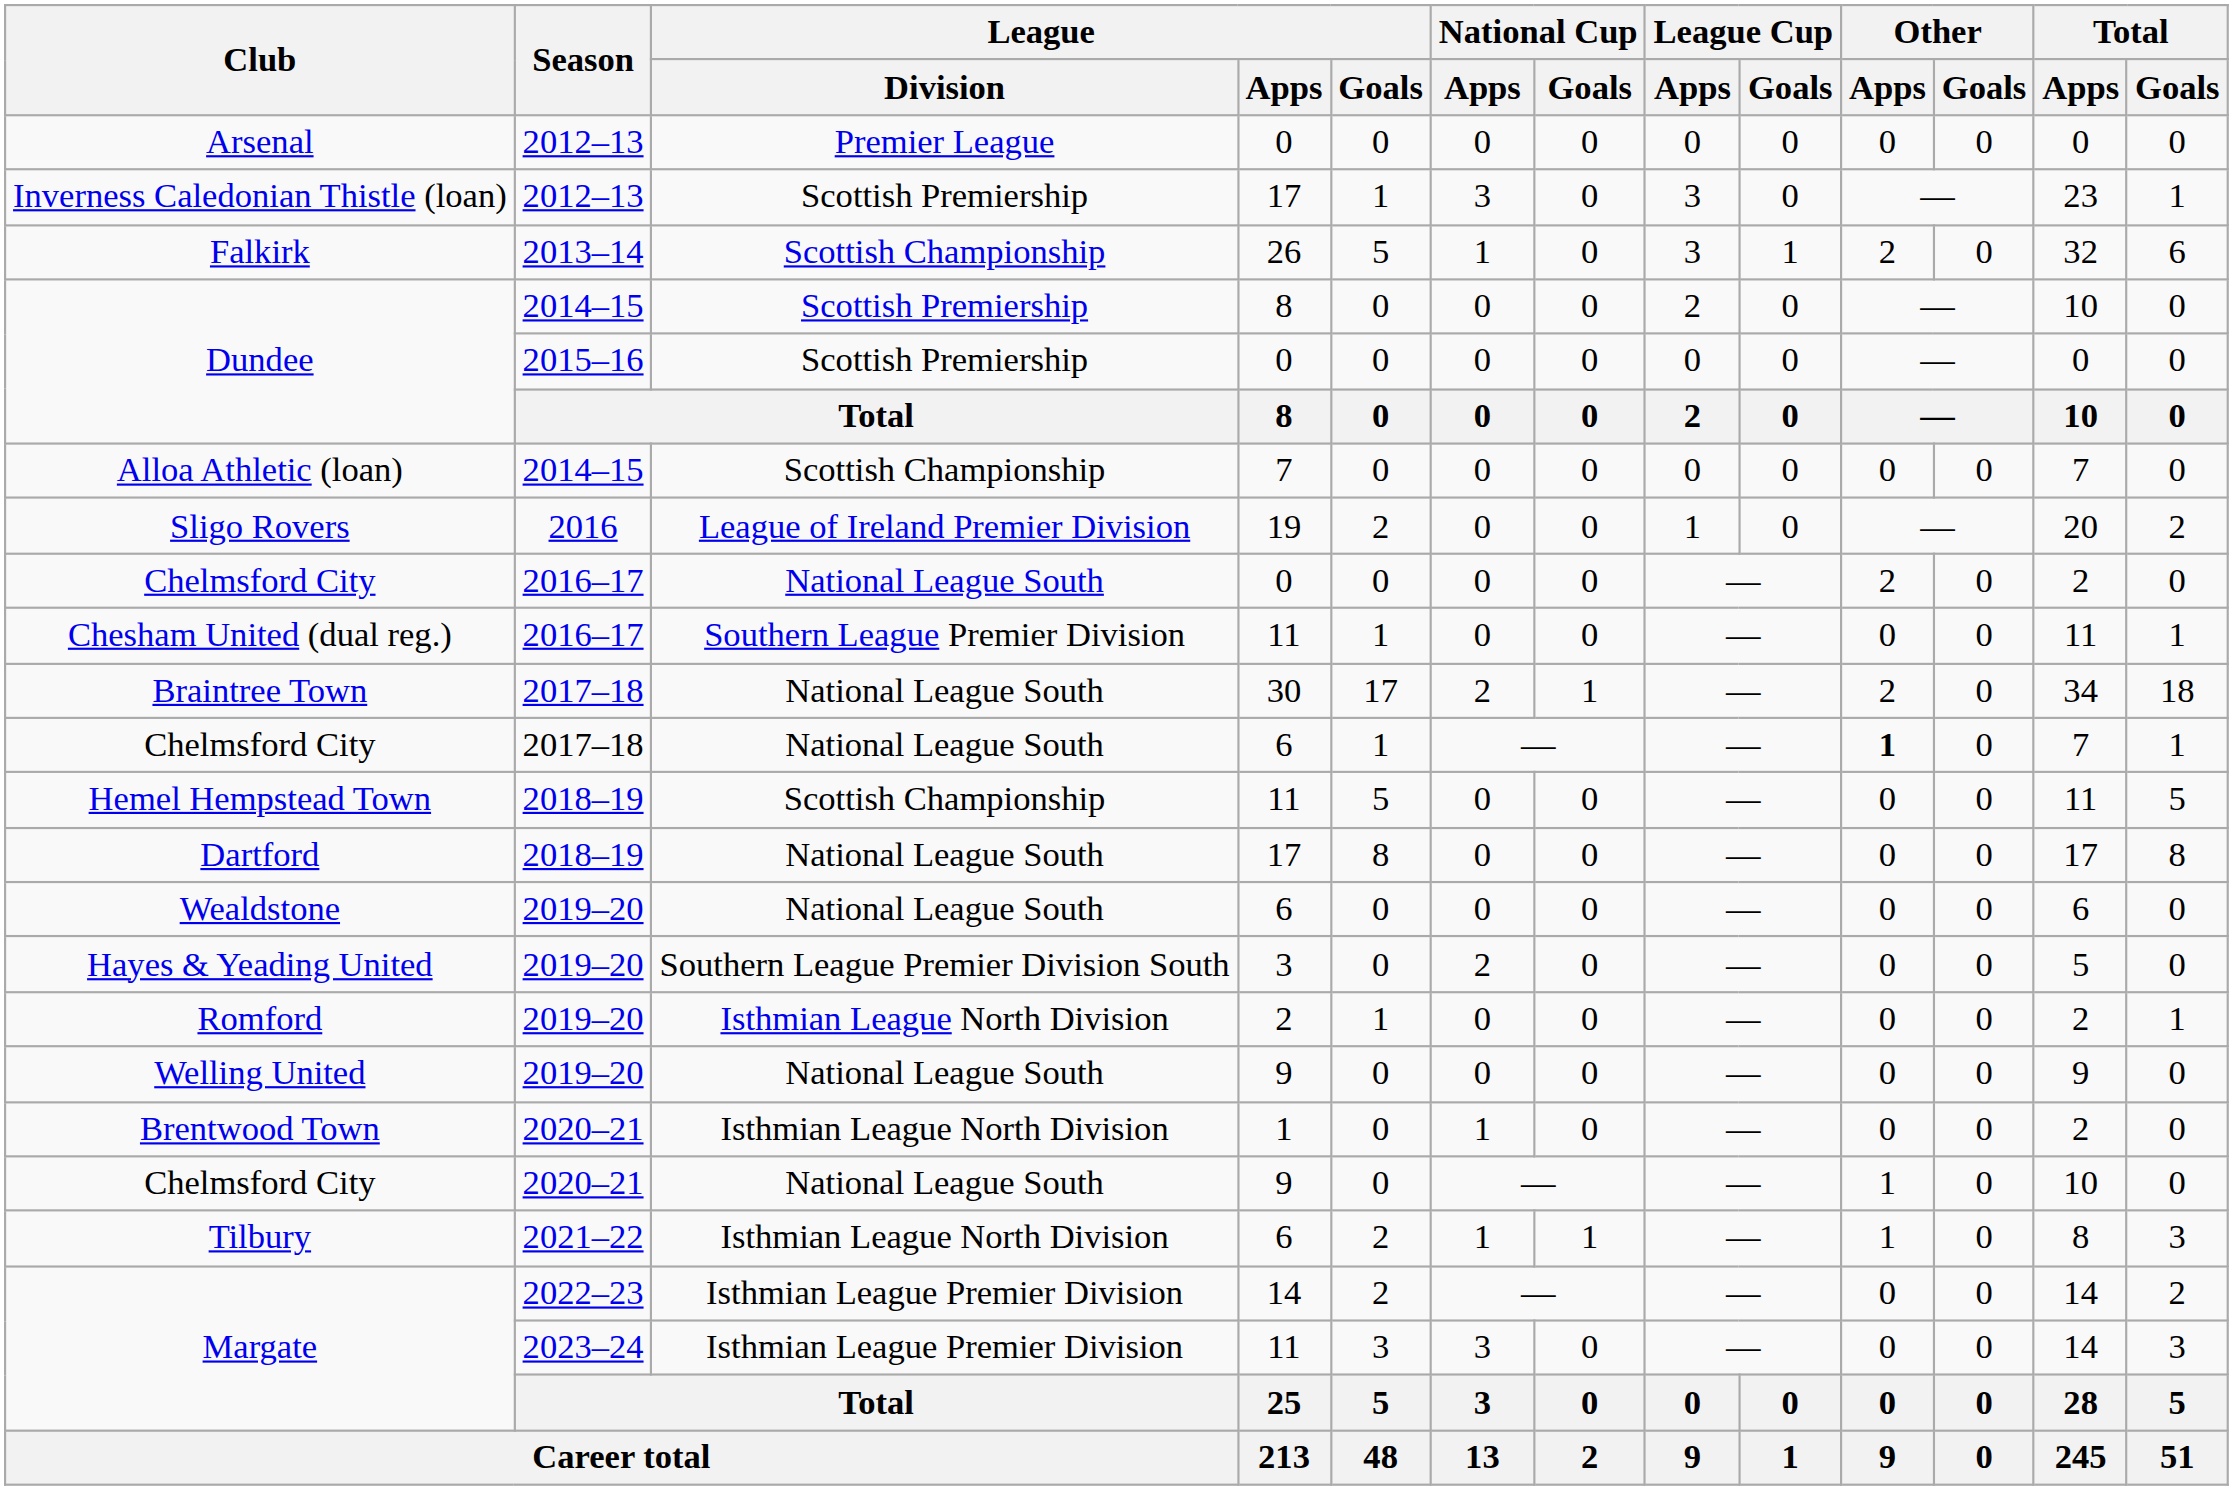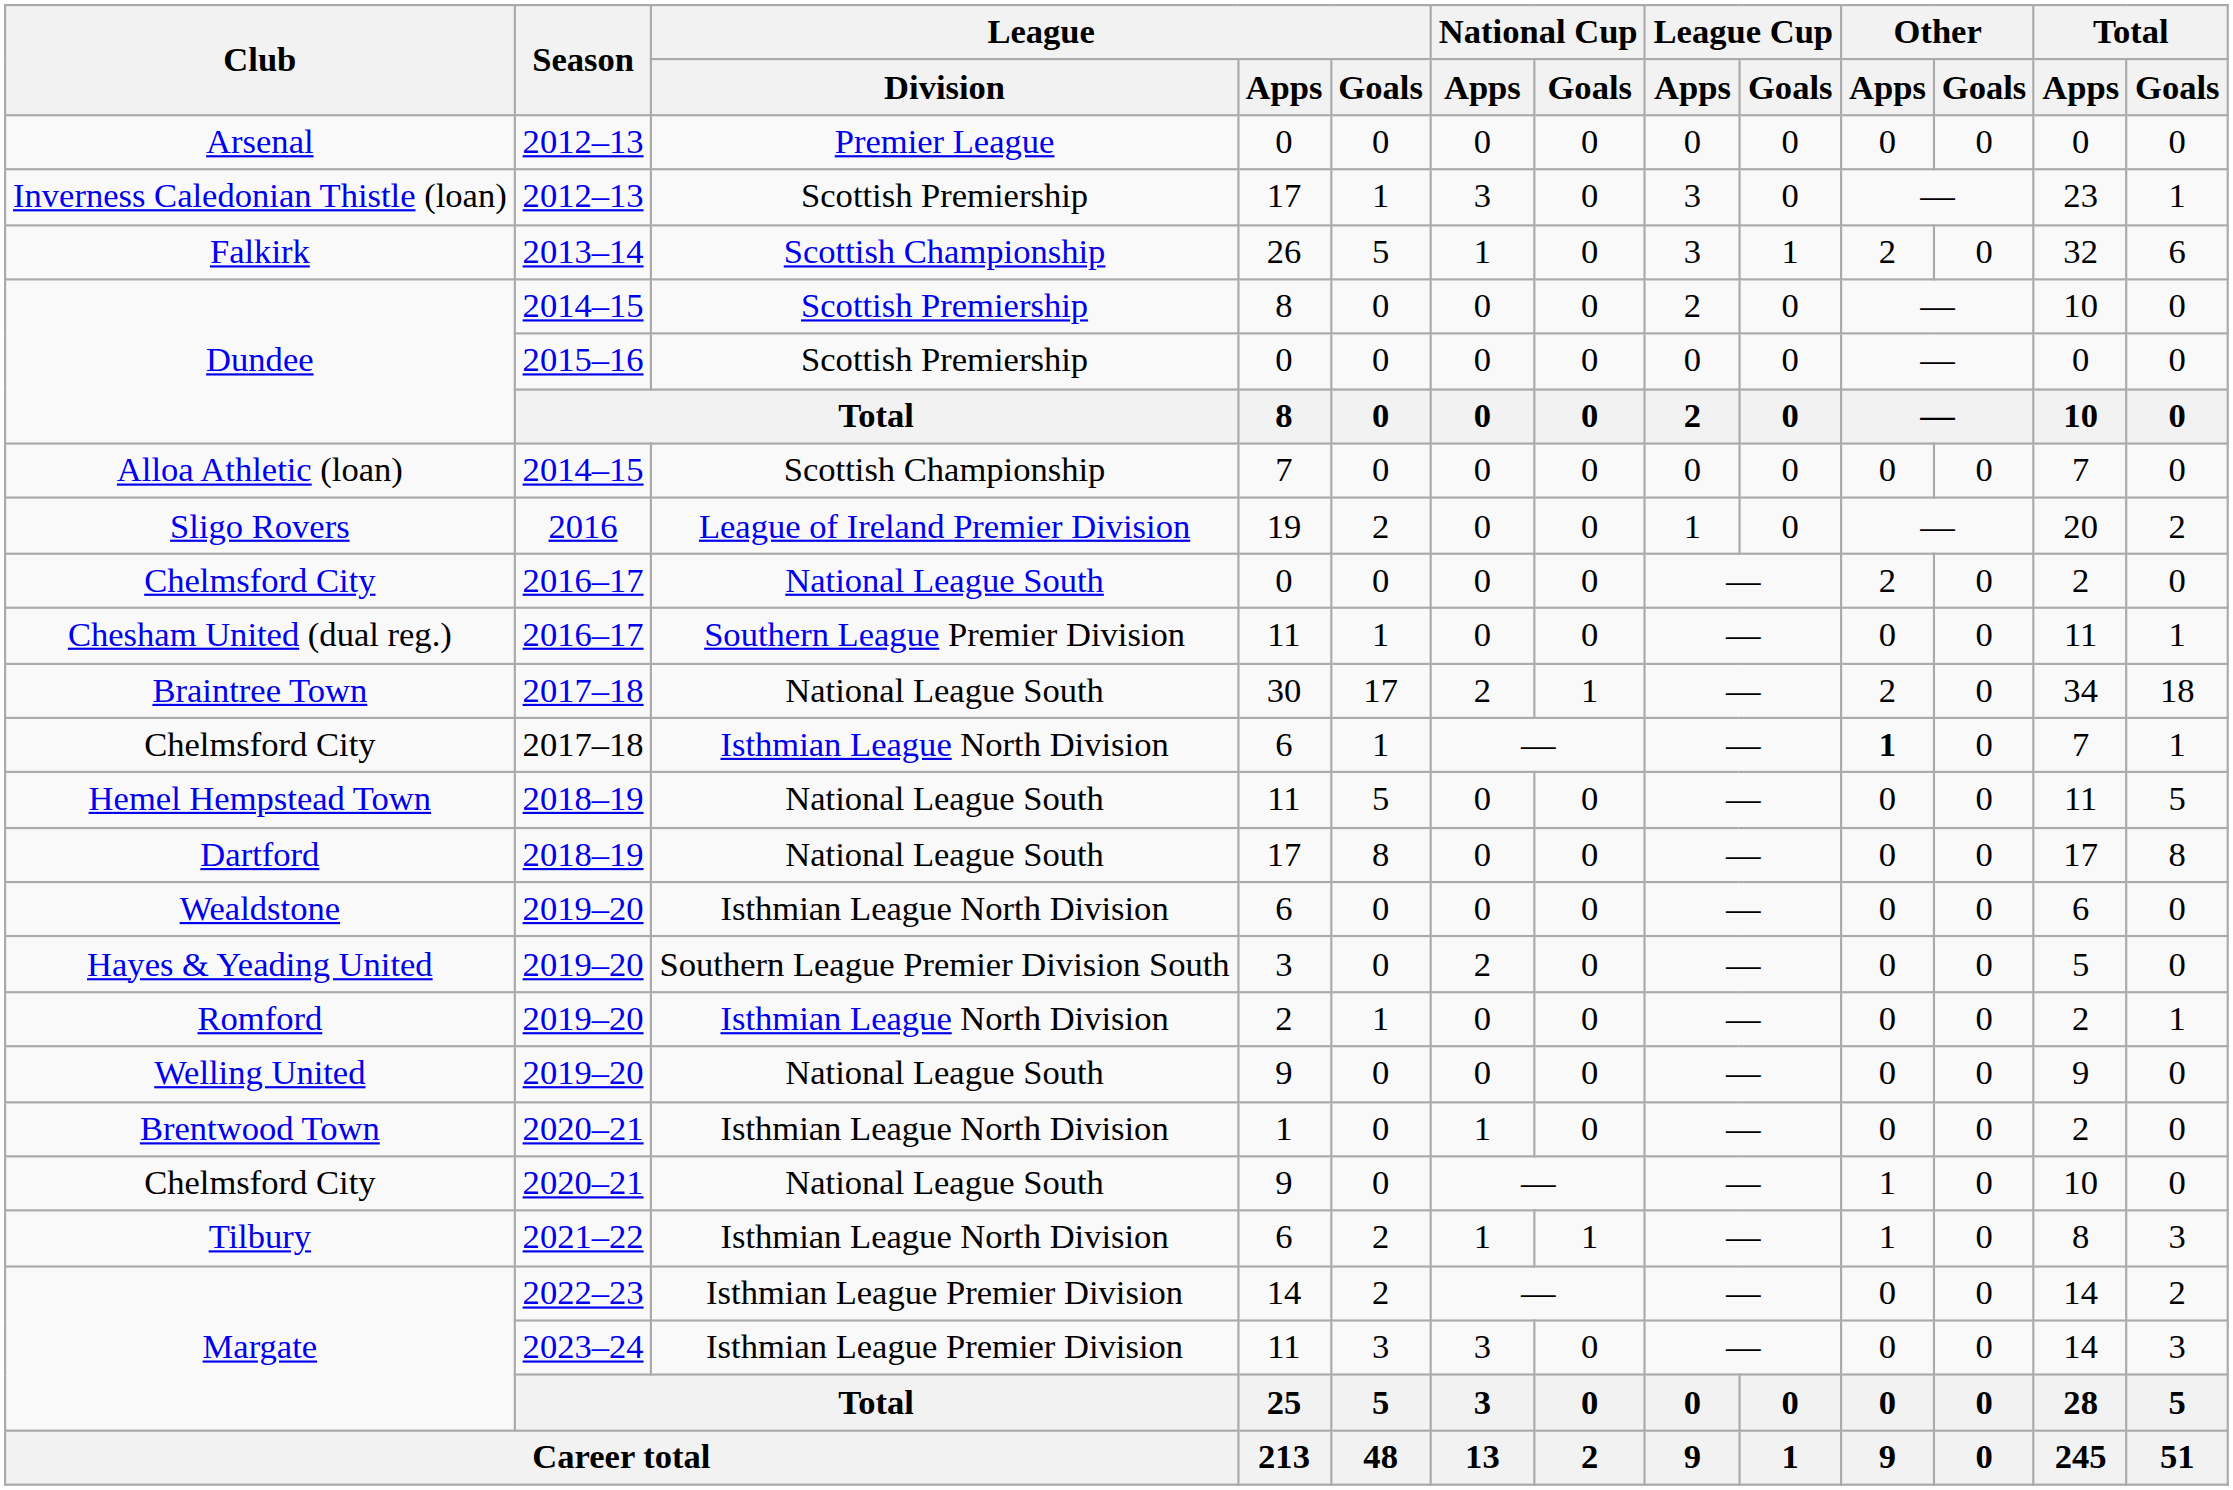(945, 744) National League South -> (945, 744) Isthmian League North Division
(945, 799) Scottish Championship -> (945, 799) National League South
(945, 908) National League South -> (945, 908) Isthmian League North Division
